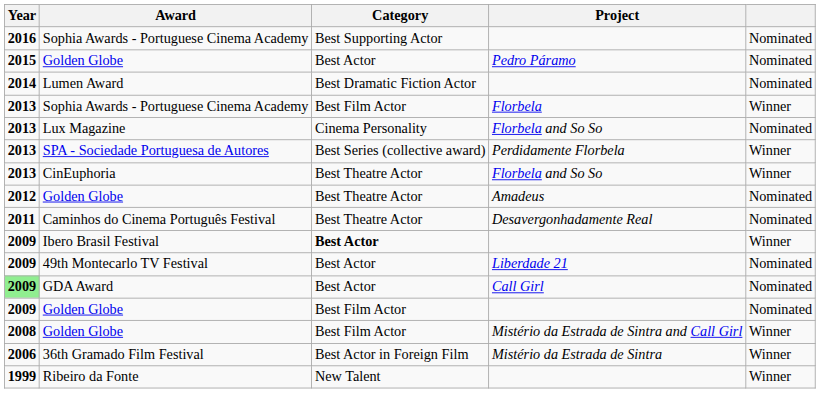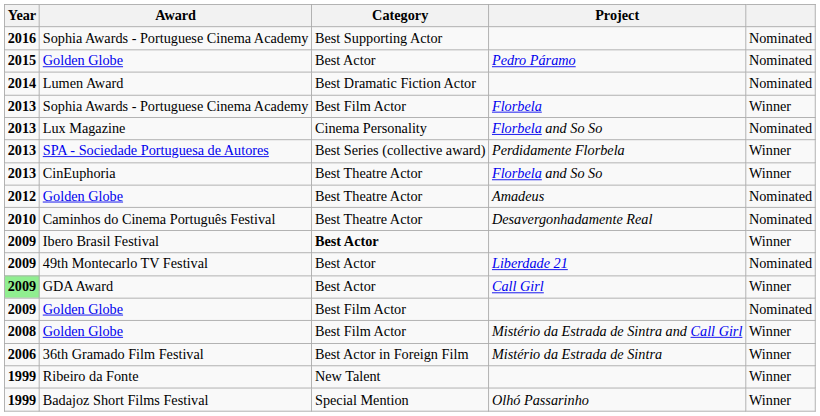(22, 219) 2011 -> (22, 219) 2010
(781, 286) Nominated -> (770, 286) Winner
+ row: (126, 399)
